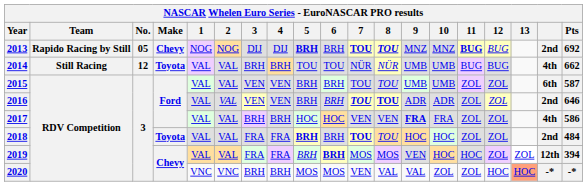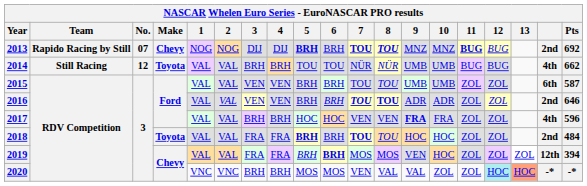(143, 48) 05 -> (143, 48) 07
(572, 119) 586 -> (572, 119) 596
(471, 154) HOC -> (471, 154) ZOL
(498, 172) no background -> (498, 172) paleturquoise background
